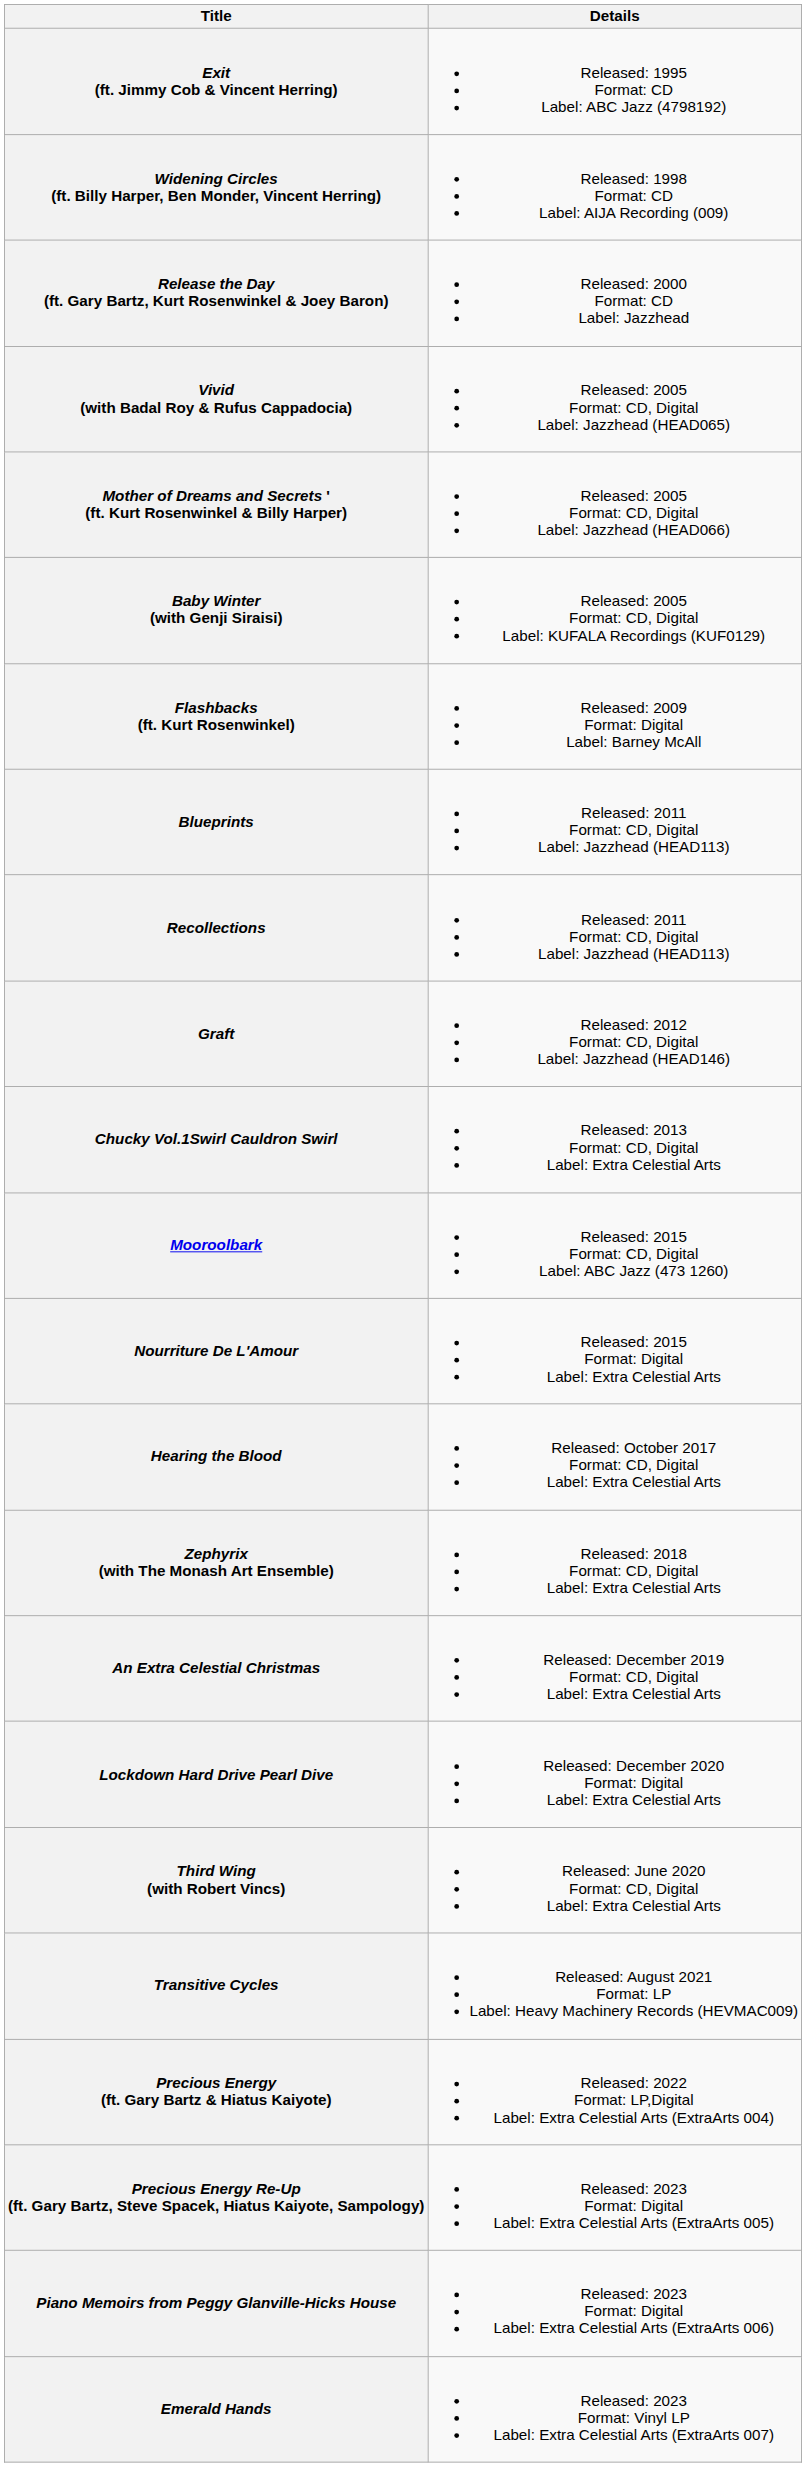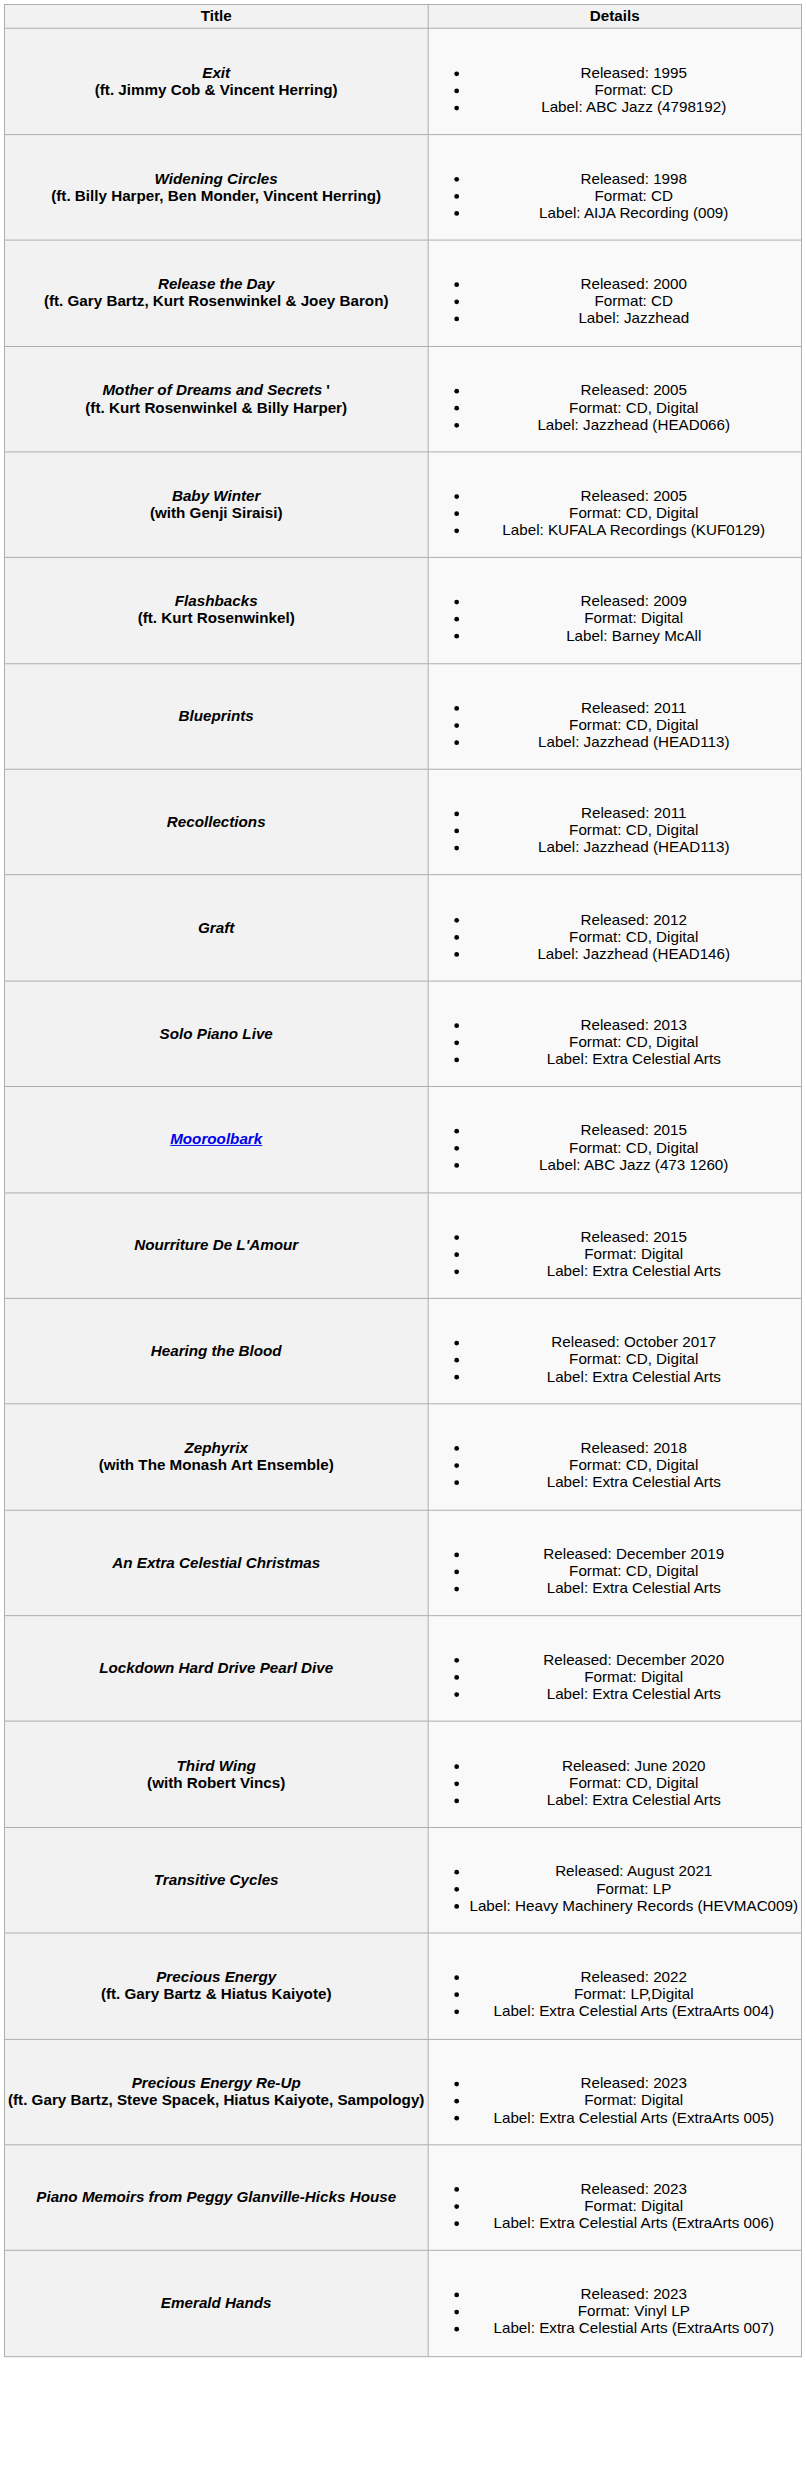- row: (216, 398)
- row: (216, 1139)
+ row: (216, 1033)
